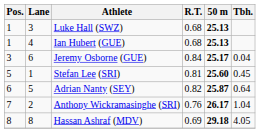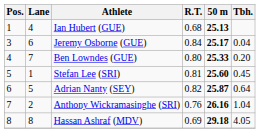- row: (88, 27)
+ row: (95, 58)
(218, 105) 26.17 -> (218, 105) 26.16
